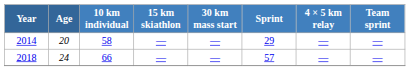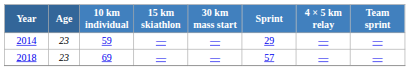(64, 41) 20 -> (64, 41) 23
(107, 41) 58 -> (107, 41) 59
(64, 57) 24 -> (64, 57) 23
(107, 57) 66 -> (107, 57) 69
